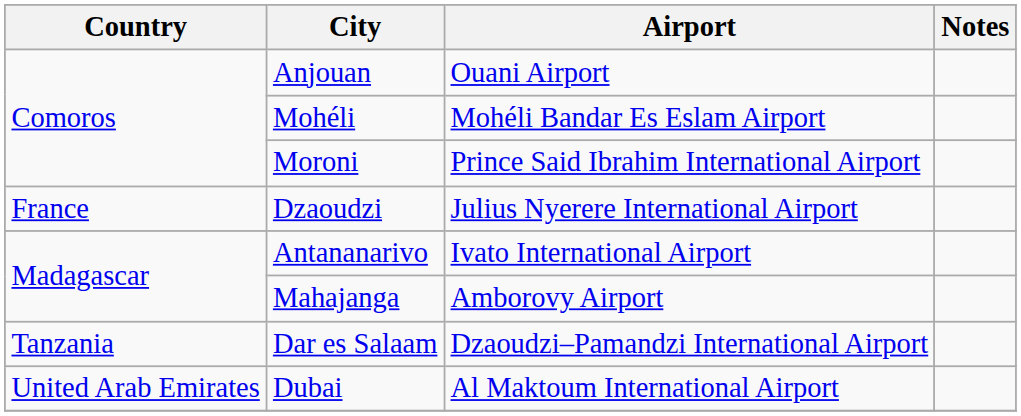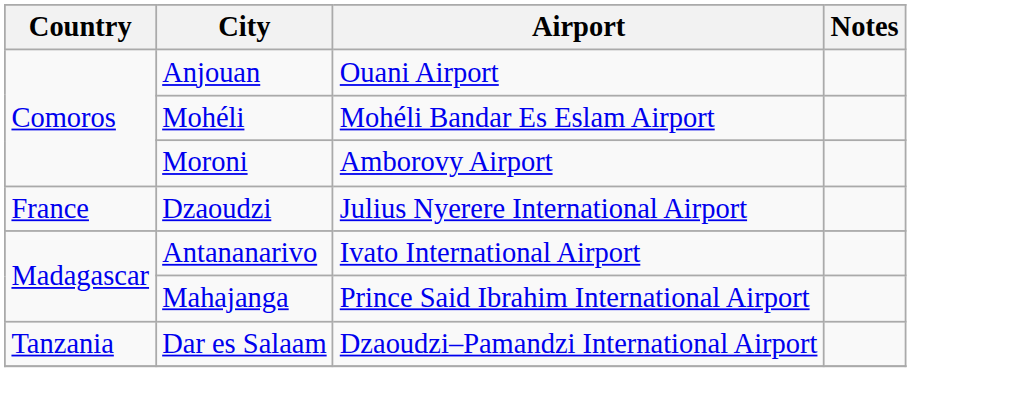(685, 162) Prince Said Ibrahim International Airport -> (446, 162) Amborovy Airport
(557, 298) Amborovy Airport -> (575, 298) Prince Said Ibrahim International Airport
- row: (308, 388)
